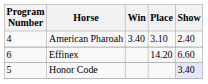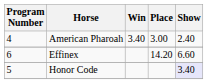(159, 39) 3.10 -> (159, 39) 3.00
